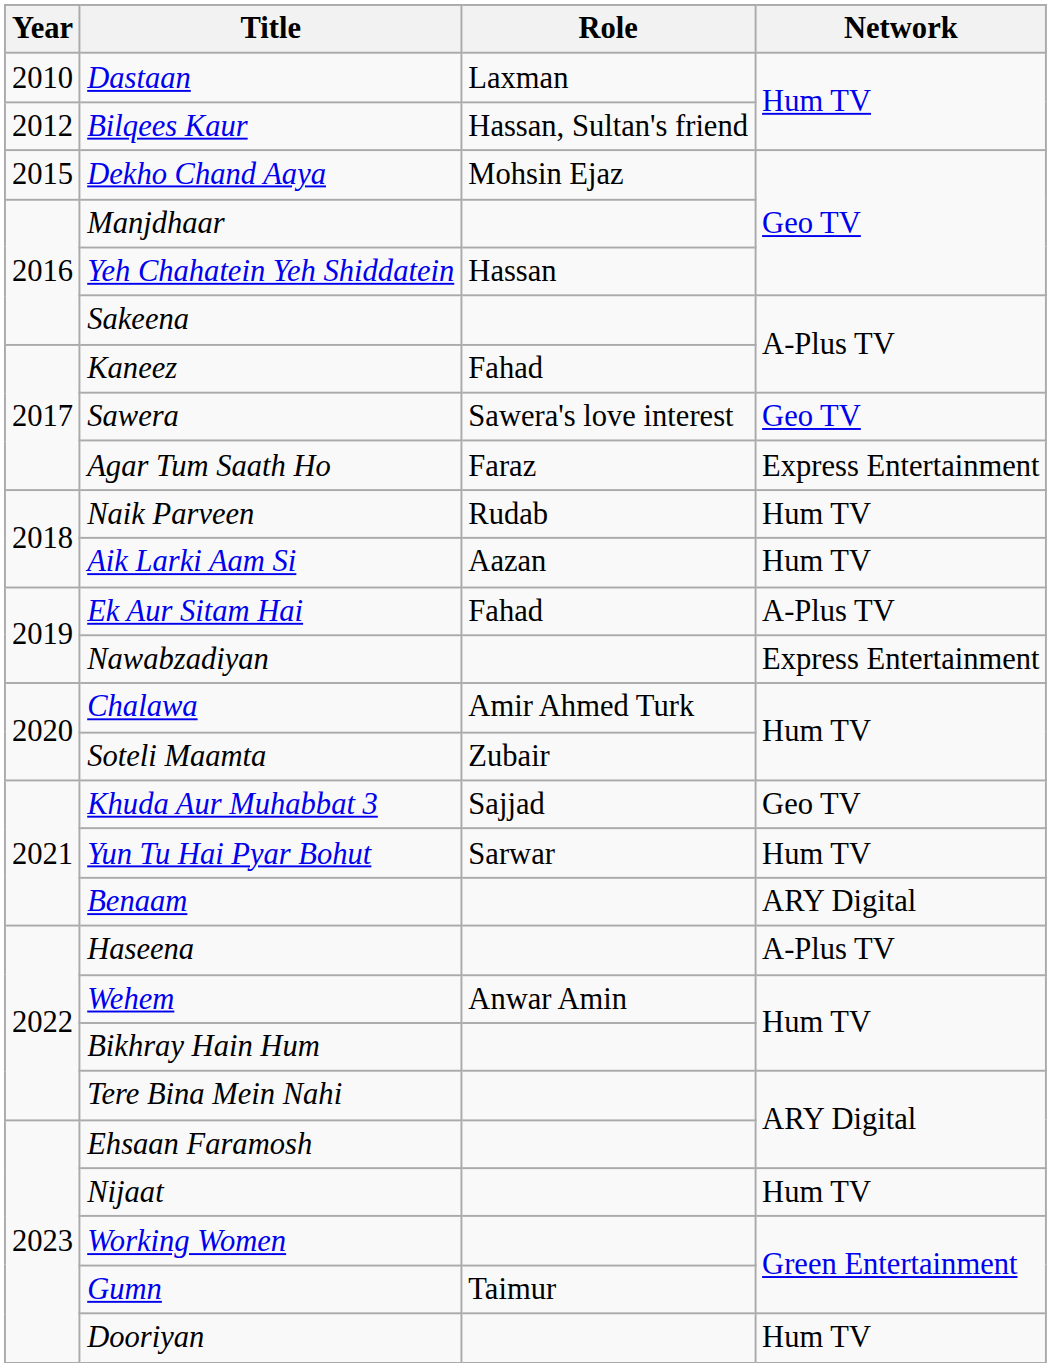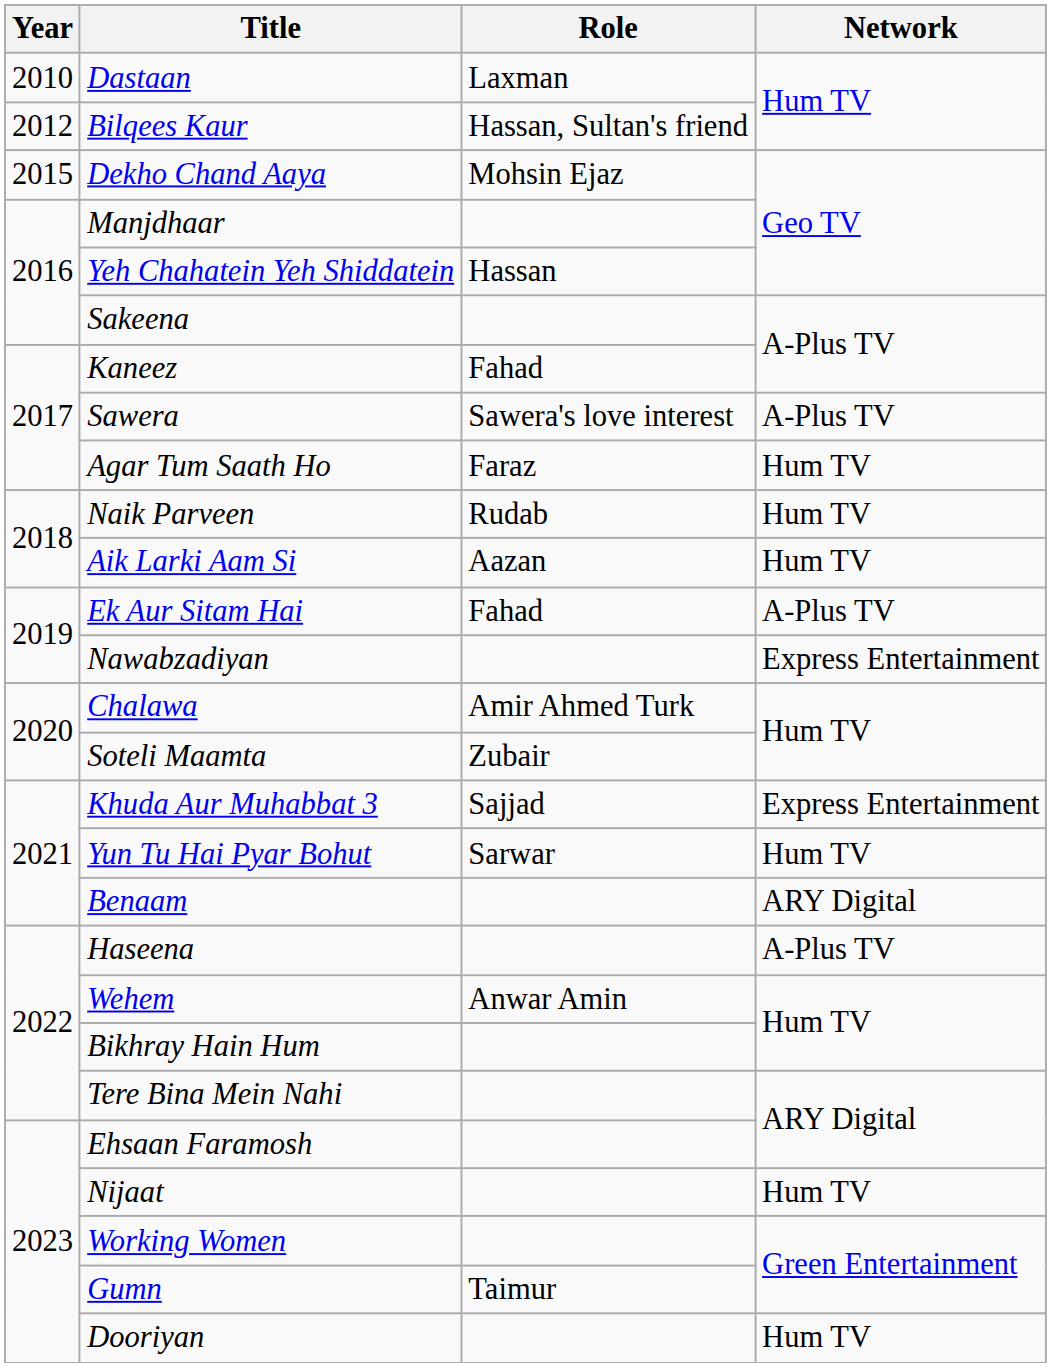(811, 416) Geo TV -> (828, 416) A-Plus TV
(901, 464) Express Entertainment -> (817, 464) Hum TV
(811, 804) Geo TV -> (901, 804) Express Entertainment
